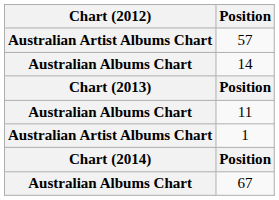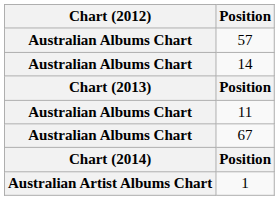(110, 40) Australian Artist Albums Chart -> (110, 40) Australian Albums Chart
rows swapped: (245, 135) <-> (245, 183)
